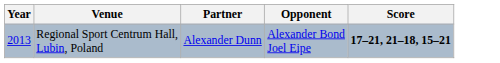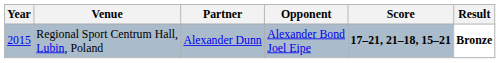+ column: (474, 14)
(19, 41) 2013 -> (19, 41) 2015
